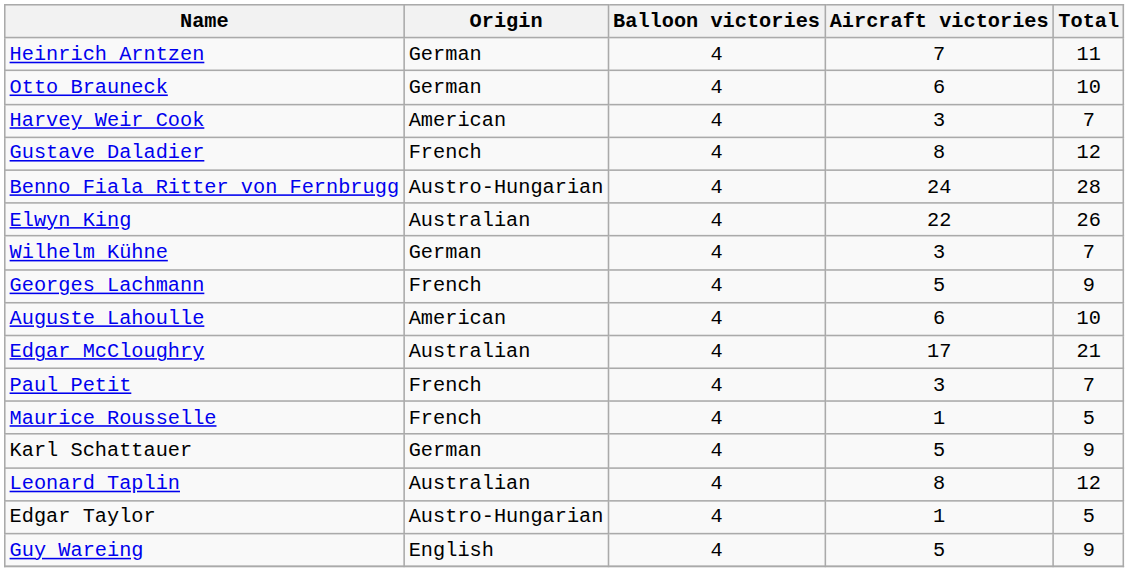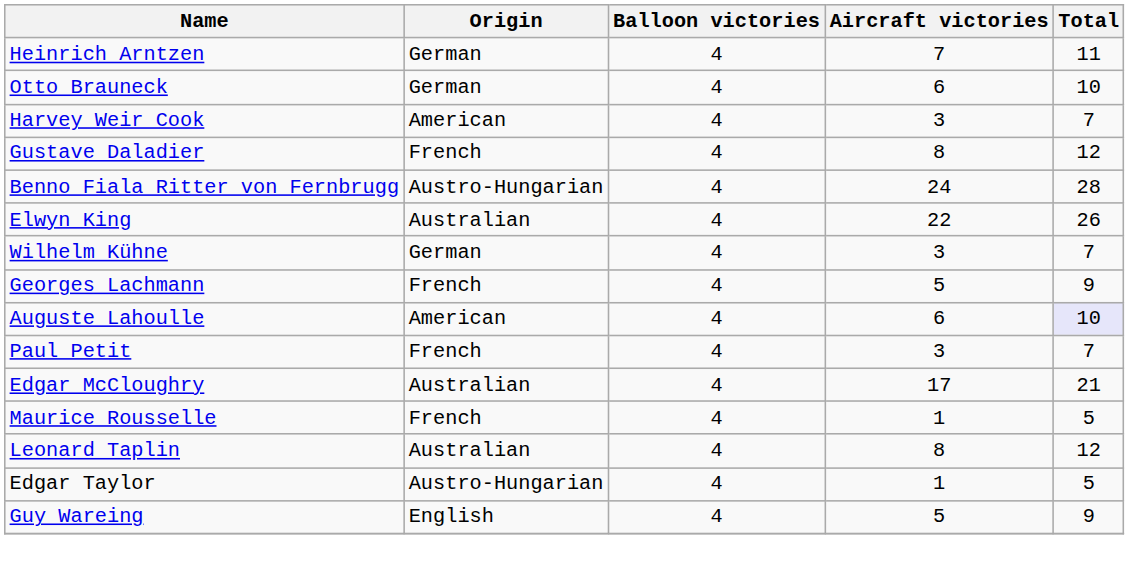(1089, 319) no background -> (1089, 319) lavender background
rows swapped: (107, 352) <-> (70, 385)
- row: (101, 451)
